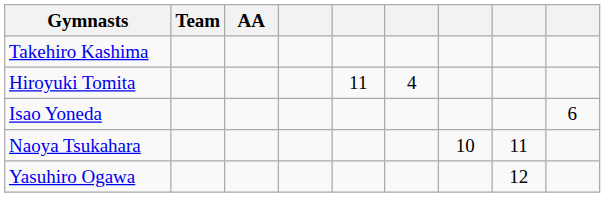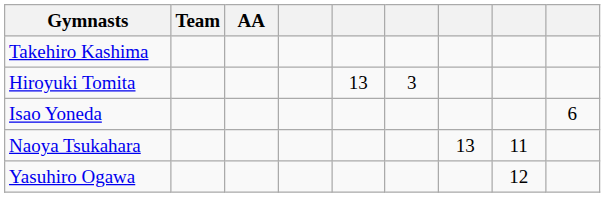(358, 83) 11 -> (358, 83) 13
(412, 83) 4 -> (412, 83) 3
(465, 145) 10 -> (465, 145) 13
